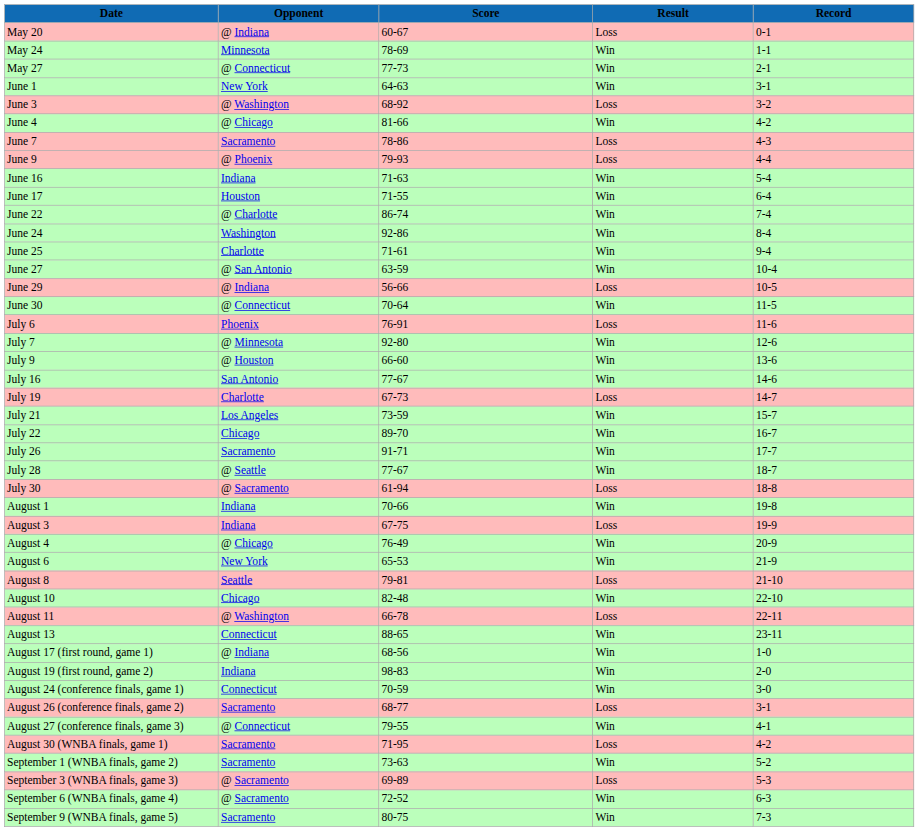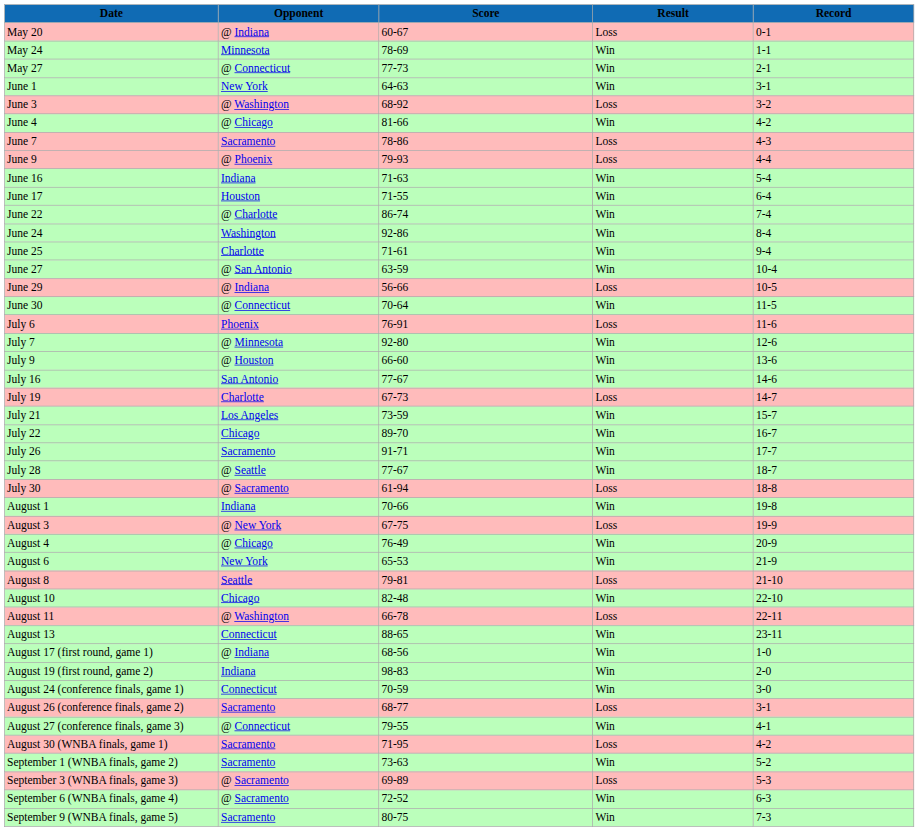(238, 525) Indiana -> (251, 525) @ New York
